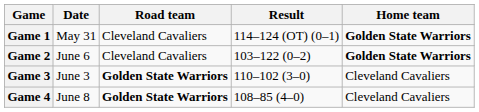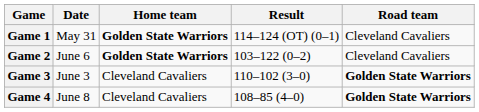columns swapped: (165, 14) <-> (408, 14)
